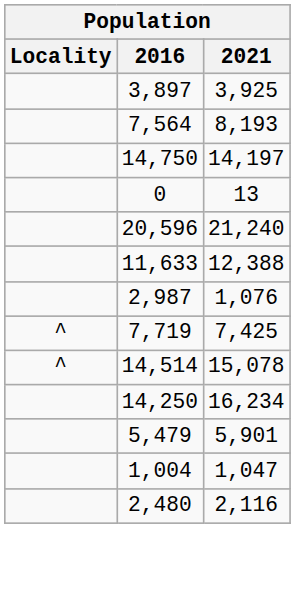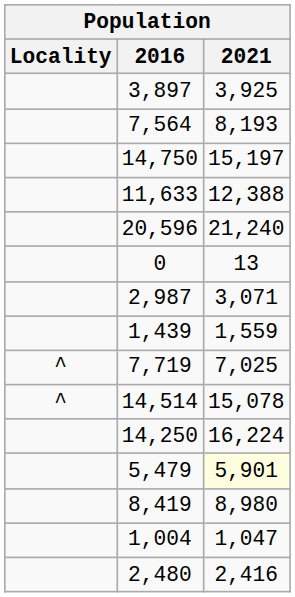(246, 160) 14,197 -> (246, 160) 15,197
rows swapped: (160, 264) <-> (160, 195)
(246, 298) 1,076 -> (246, 298) 3,071
+ row: (160, 333)
(246, 333) 7,425 -> (246, 367) 7,025
(246, 402) 16,234 -> (246, 437) 16,224
(246, 437) no background -> (246, 471) lightyellow background
+ row: (160, 506)
(246, 506) 2,116 -> (246, 575) 2,416
